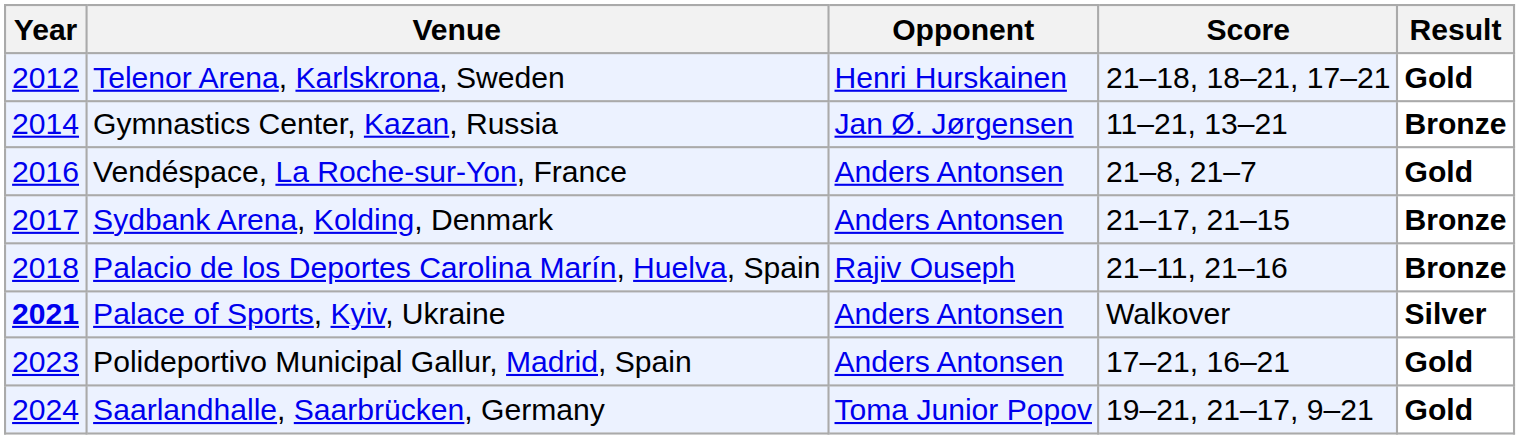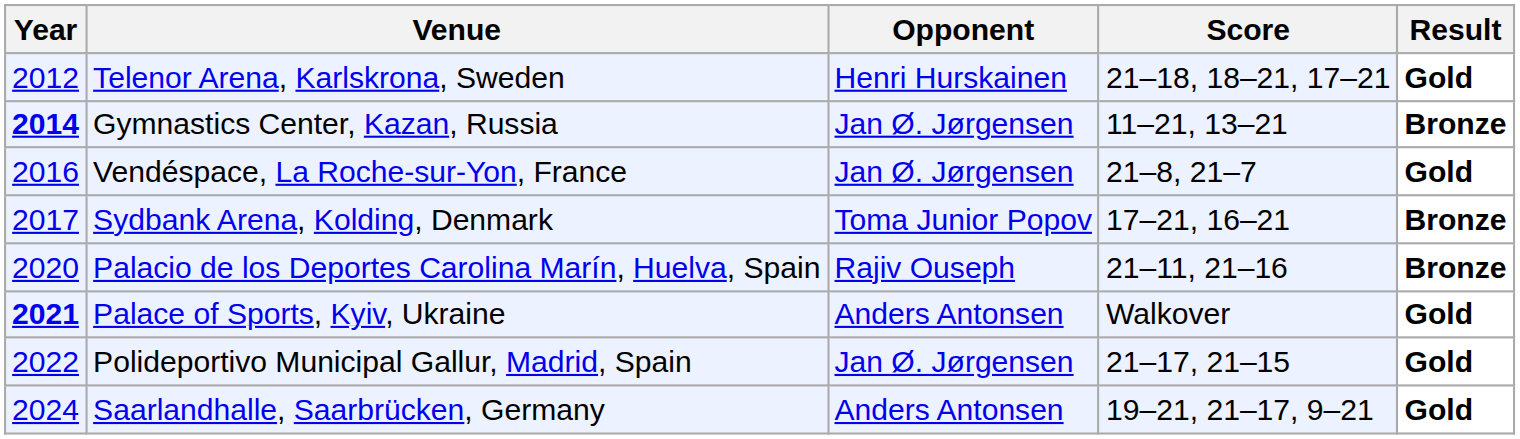(46, 124) normal -> (46, 124) bold
(949, 172) Anders Antonsen -> (954, 172) Jan Ø. Jørgensen
(949, 219) Anders Antonsen -> (963, 219) Toma Junior Popov
(1198, 219) 21–17, 21–15 -> (1198, 219) 17–21, 16–21
(46, 267) 2018 -> (46, 267) 2020
(1445, 314) Silver -> (1439, 314) Gold
(46, 362) 2023 -> (46, 362) 2022
(949, 362) Anders Antonsen -> (954, 362) Jan Ø. Jørgensen
(1198, 362) 17–21, 16–21 -> (1198, 362) 21–17, 21–15
(963, 410) Toma Junior Popov -> (949, 410) Anders Antonsen
